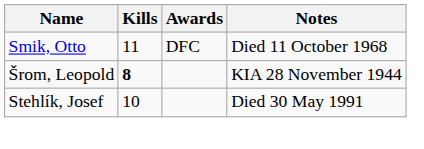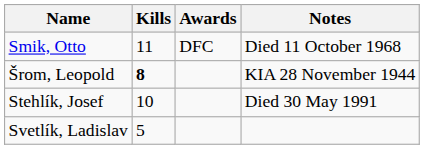+ row: (68, 130)
